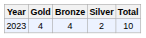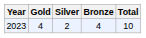columns swapped: (102, 12) <-> (70, 12)
